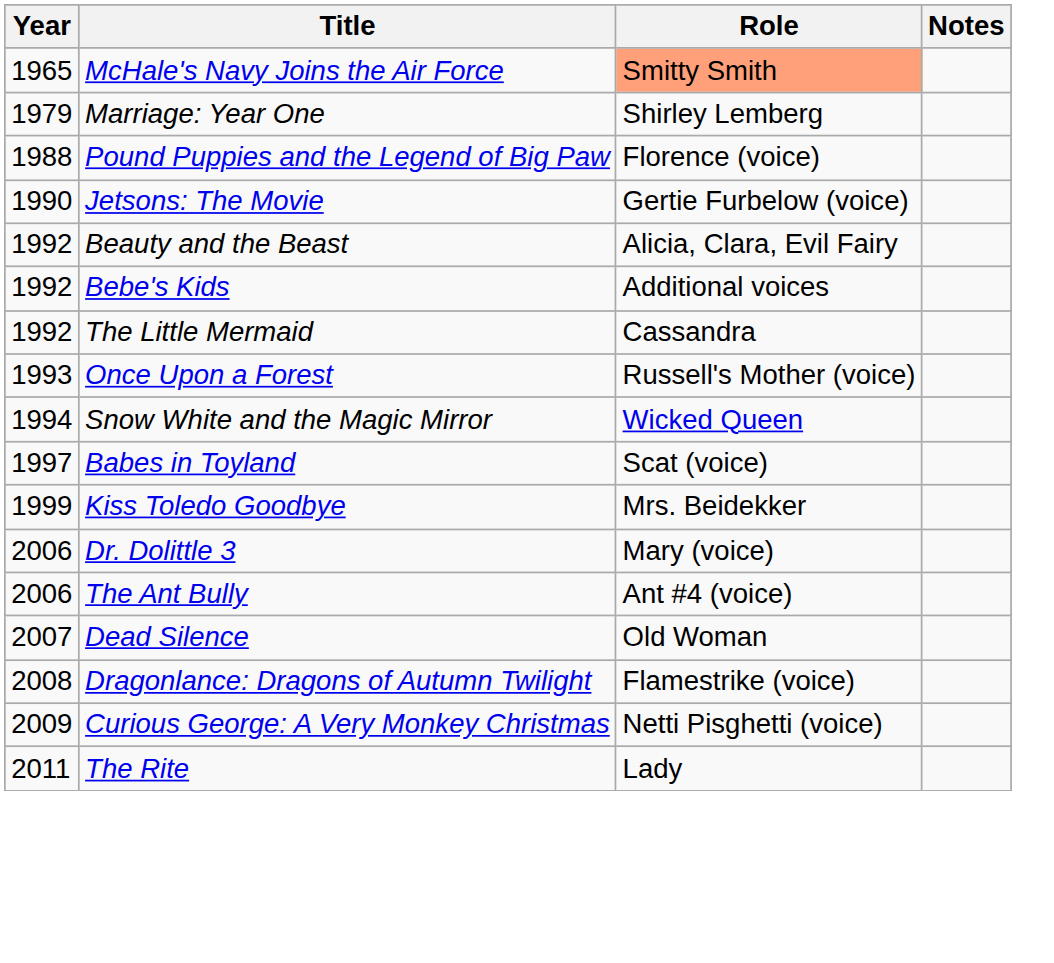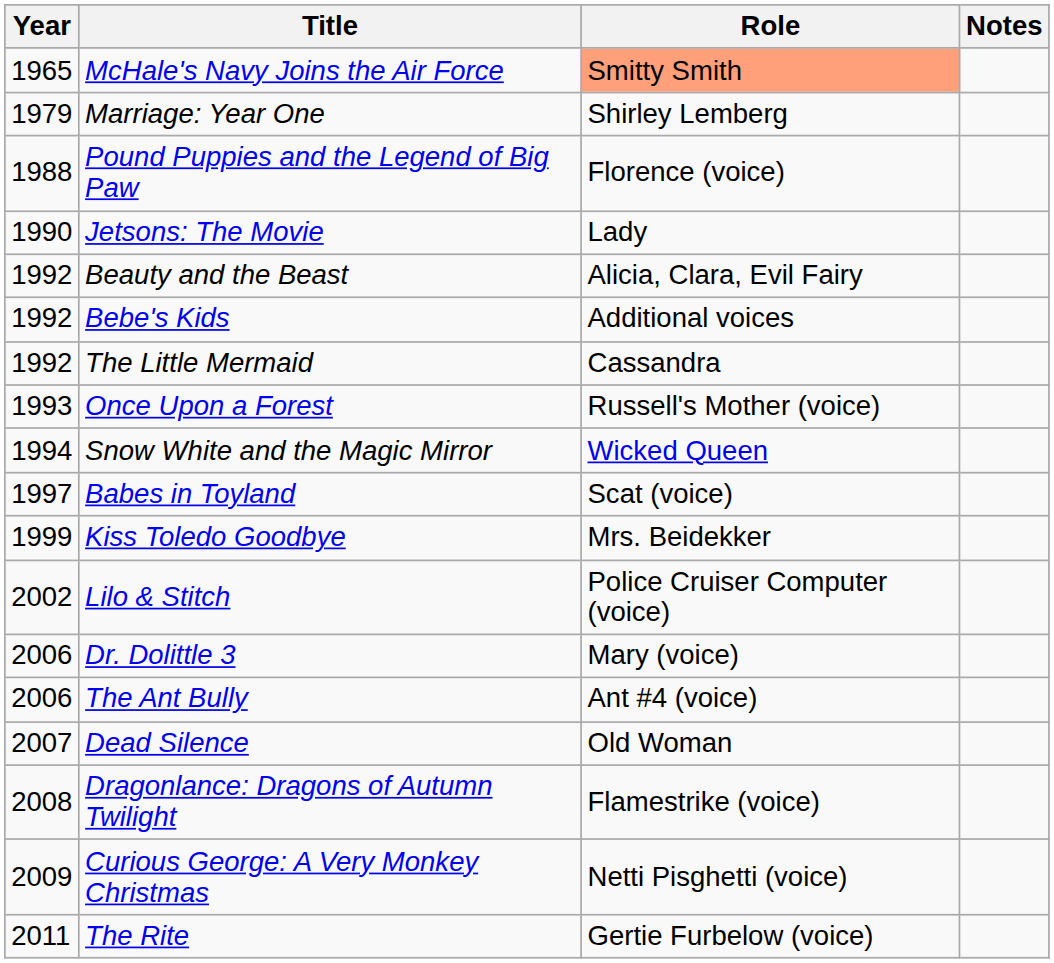(766, 200) Gertie Furbelow (voice) -> (617, 231) Lady
+ row: (158, 596)
(652, 768) Lady -> (731, 935) Gertie Furbelow (voice)
